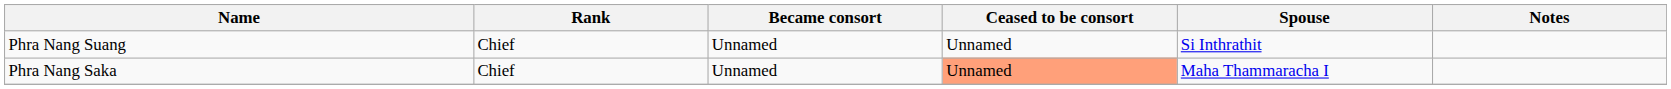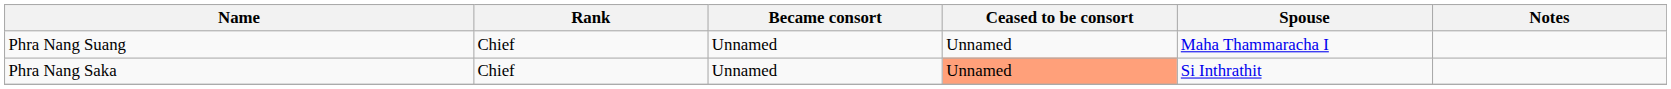(1221, 44) Si Inthrathit -> (1255, 44) Maha Thammaracha I
(1255, 71) Maha Thammaracha I -> (1221, 71) Si Inthrathit
